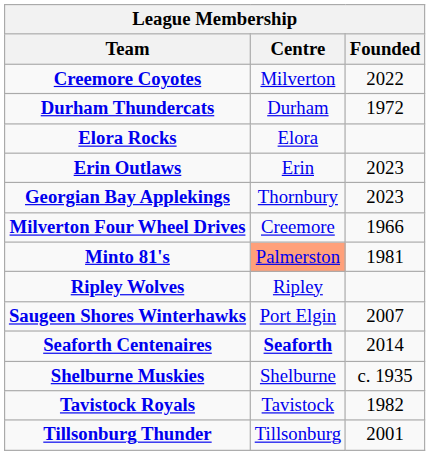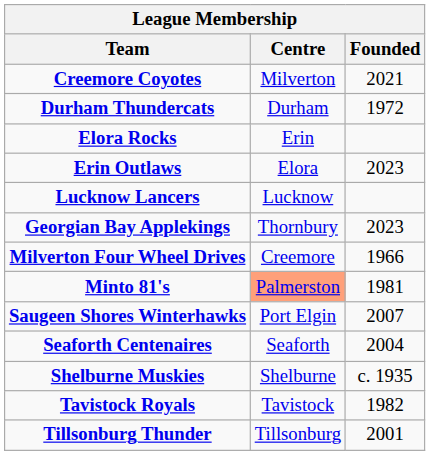(385, 78) 2022 -> (385, 78) 2021
(298, 138) Elora -> (298, 138) Erin
(298, 167) Erin -> (298, 167) Elora
+ row: (127, 197)
- row: (127, 286)
(298, 345) bold -> (298, 345) normal
(385, 345) 2014 -> (385, 345) 2004
